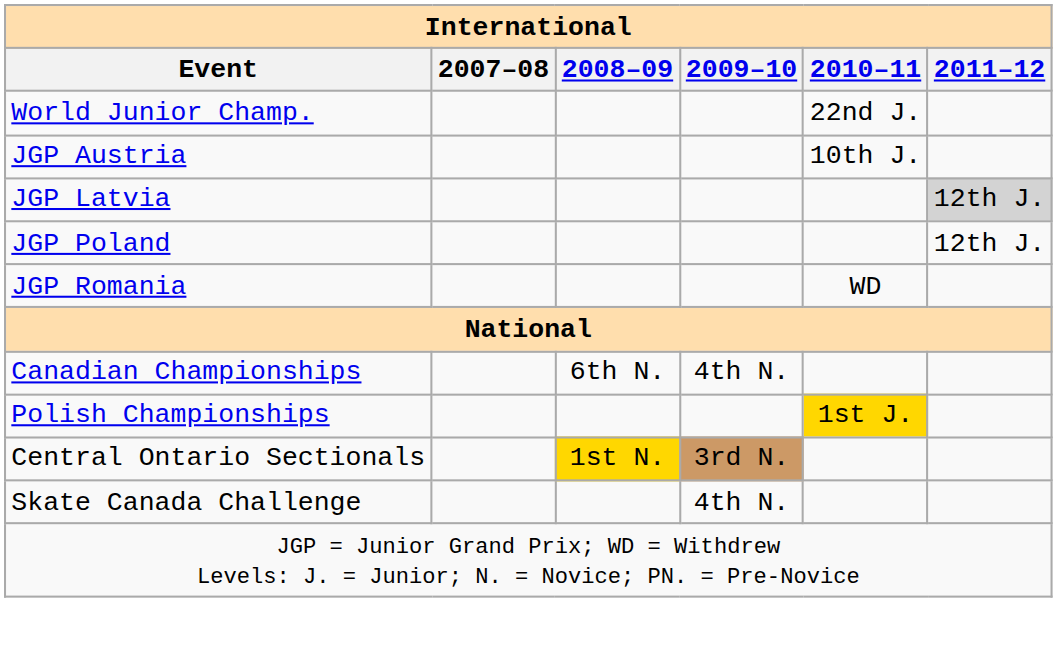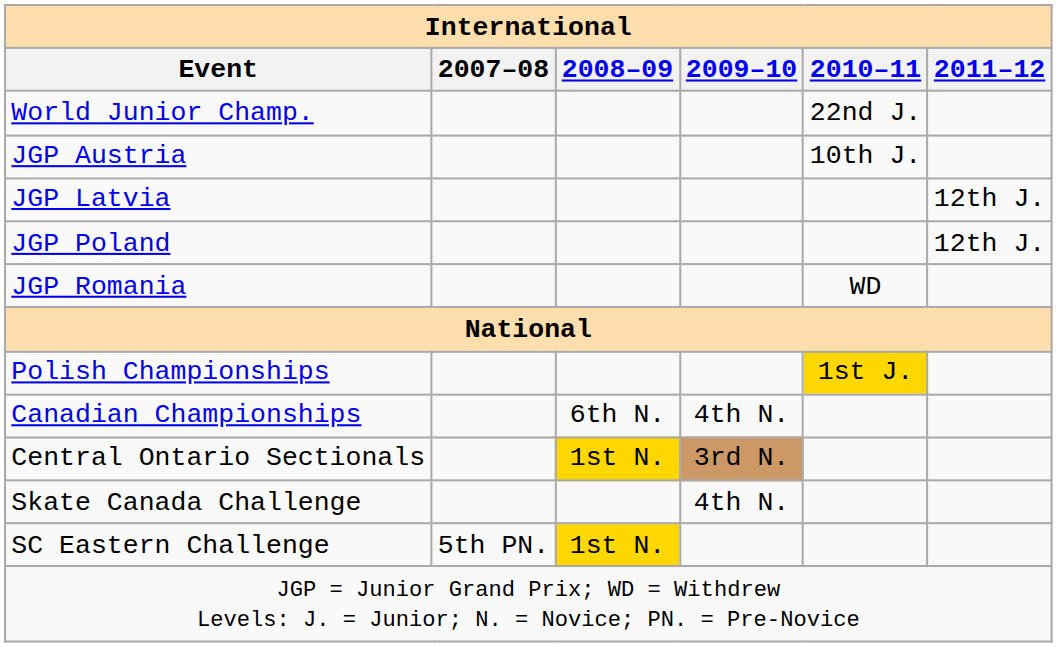(990, 200) lightgrey background -> (990, 200) no background
rows swapped: (170, 416) <-> (186, 372)
+ row: (170, 545)
